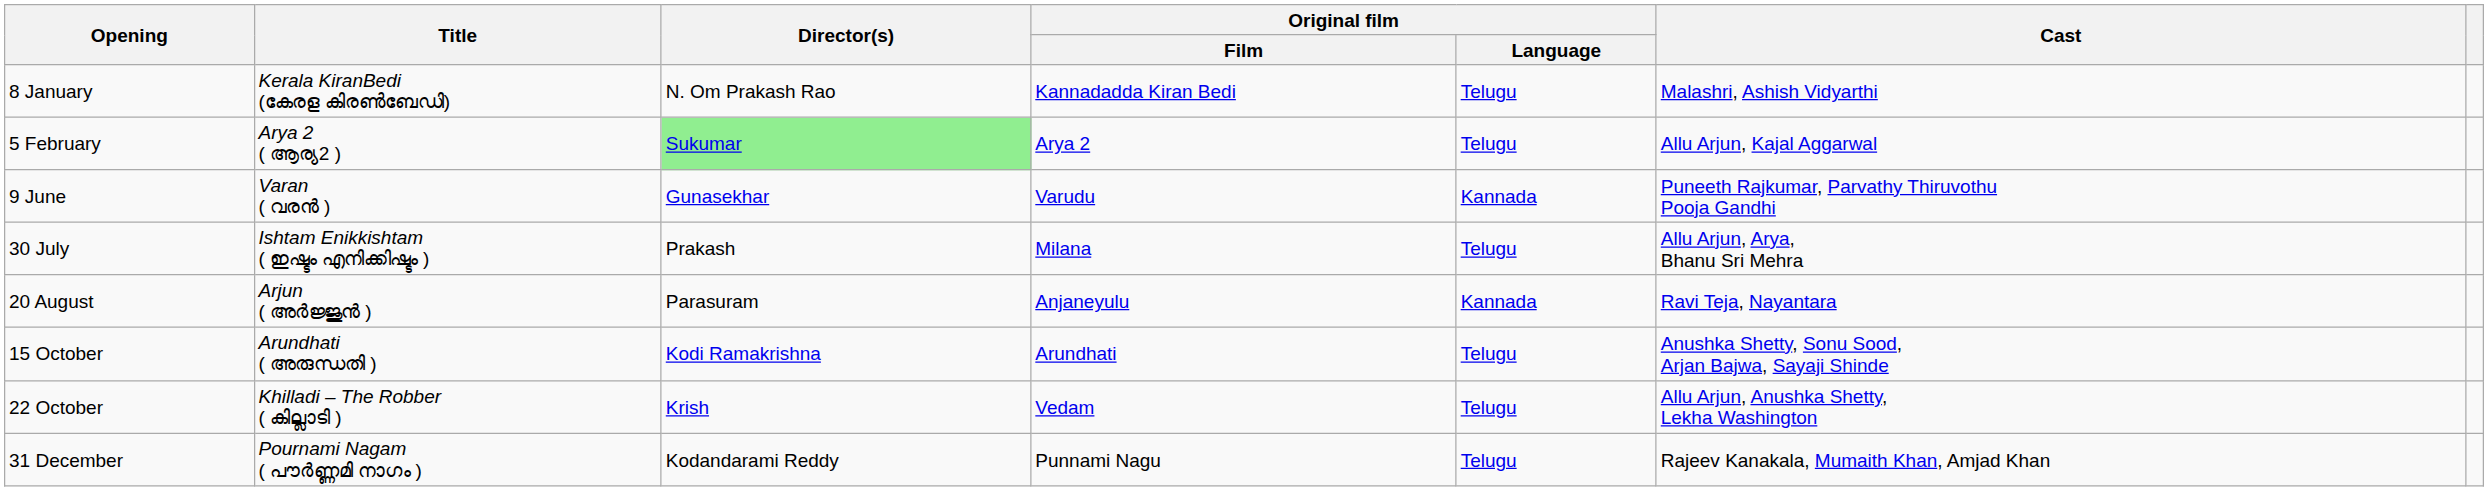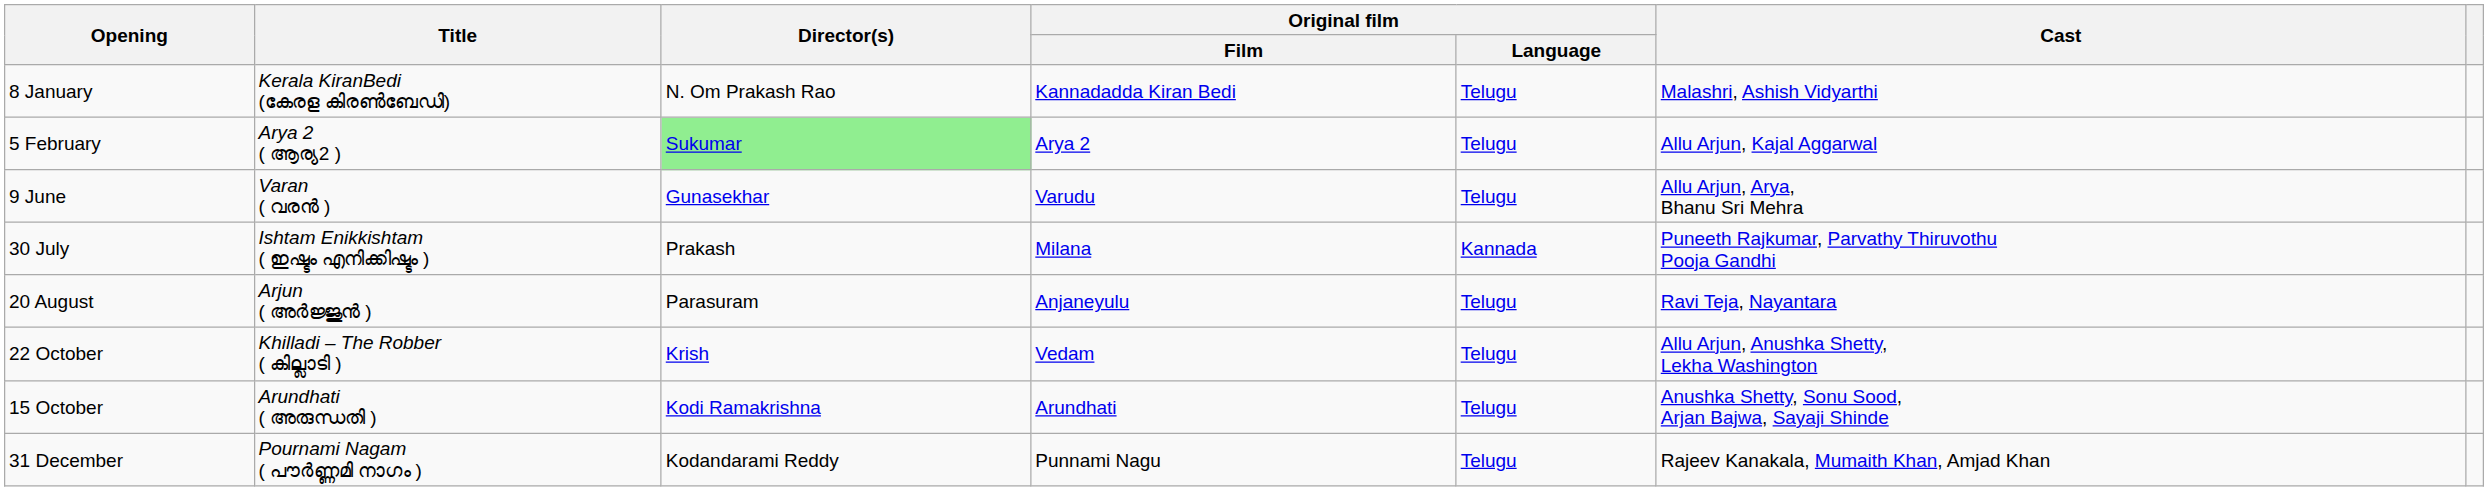(1499, 196) Kannada -> (1489, 196) Telugu
(1829, 196) Puneeth Rajkumar, Parvathy Thiruvothu Pooja Gandhi -> (1732, 196) Allu Arjun, Arya, Bhanu Sri Mehra
(1489, 249) Telugu -> (1499, 249) Kannada
(1732, 249) Allu Arjun, Arya, Bhanu Sri Mehra -> (1829, 249) Puneeth Rajkumar, Parvathy Thiruvothu Pooja Gandhi
(1499, 302) Kannada -> (1489, 302) Telugu
rows swapped: (56, 354) <-> (56, 407)
